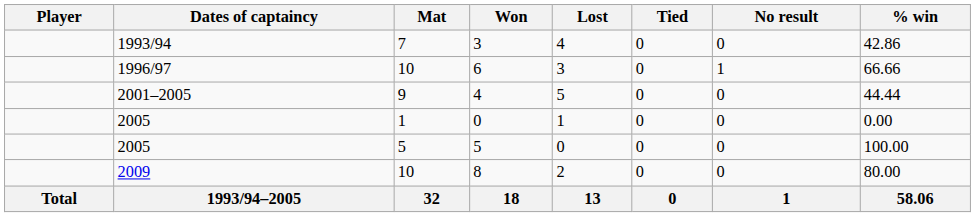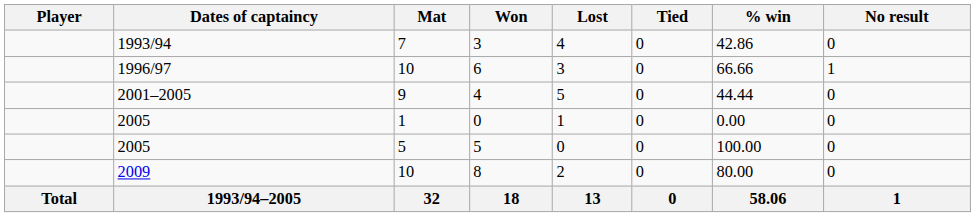columns swapped: (786, 17) <-> (915, 17)
